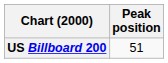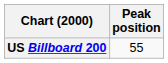(136, 48) 51 -> (136, 48) 55
